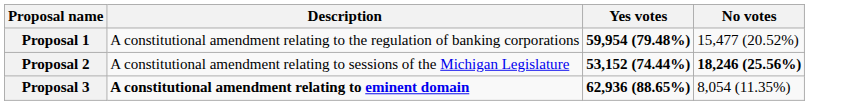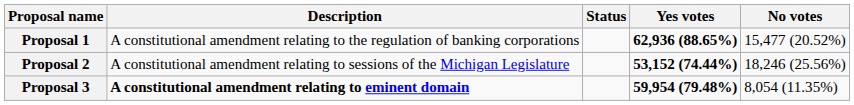+ column: (606, 16)
(638, 40) 59,954 (79.48%) -> (685, 40) 62,936 (88.65%)
(749, 64) bold -> (795, 64) normal
(638, 87) 62,936 (88.65%) -> (685, 87) 59,954 (79.48%)
